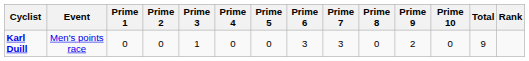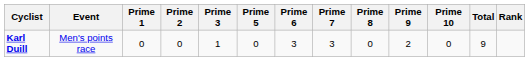- column: (233, 17)
